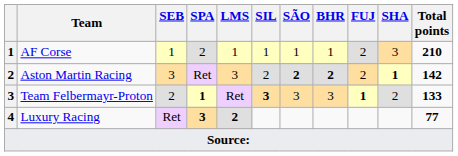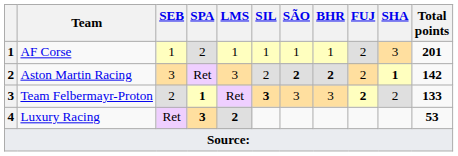(432, 52) 210 -> (432, 52) 201
(363, 95) 1 -> (363, 95) 2
(432, 117) 77 -> (432, 117) 53
